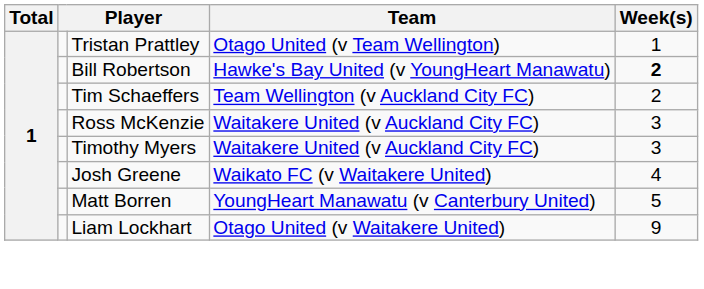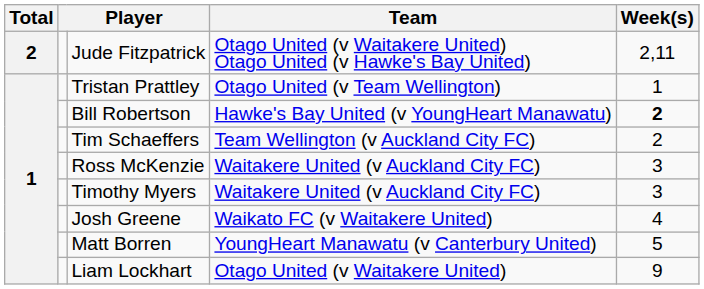+ row: (138, 52)
